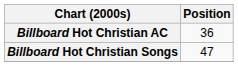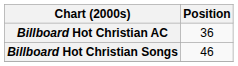(207, 52) 47 -> (207, 52) 46
